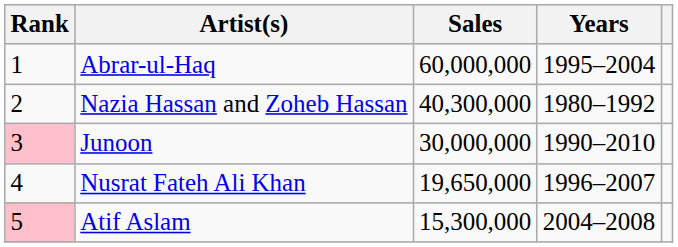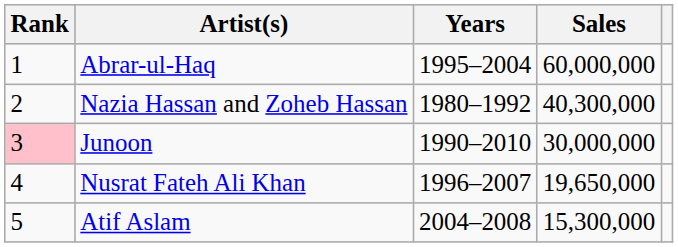columns swapped: (475, 24) <-> (599, 24)
(17, 222) pink background -> (17, 222) no background
